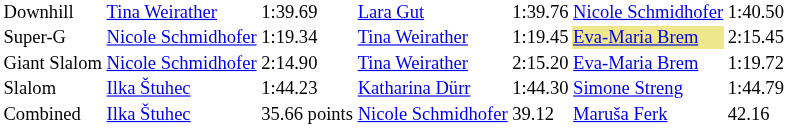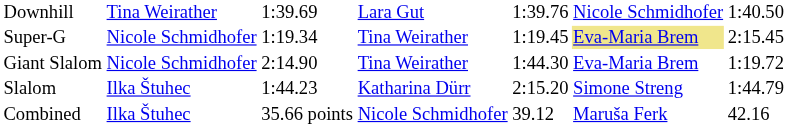(540, 62) 2:15.20 -> (540, 62) 1:44.30
(540, 88) 1:44.30 -> (540, 88) 2:15.20
